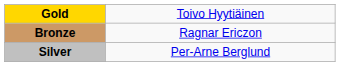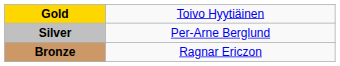rows swapped: (55, 52) <-> (55, 33)
